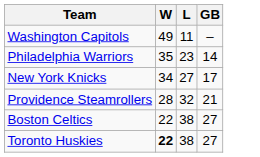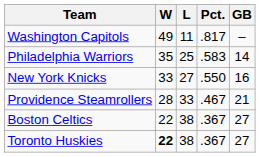+ column: (213, 15)
(187, 57) 23 -> (187, 57) 25
(166, 78) 34 -> (166, 78) 33
(210, 78) 17 -> (242, 78) 16
(187, 99) 32 -> (187, 99) 33
